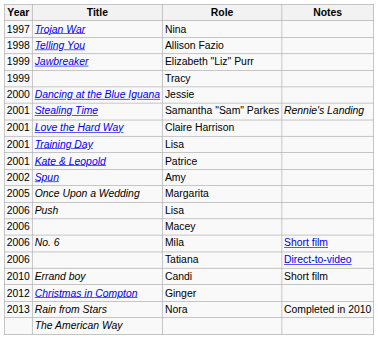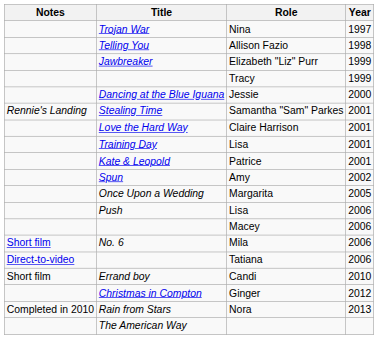columns swapped: (18, 12) <-> (328, 12)
